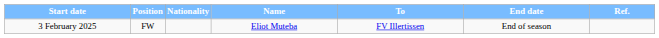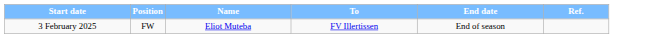- column: (188, 12)
